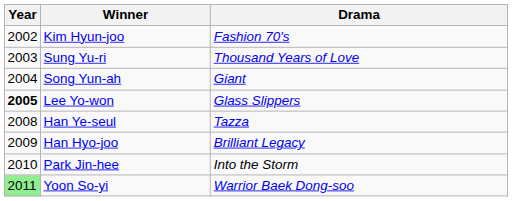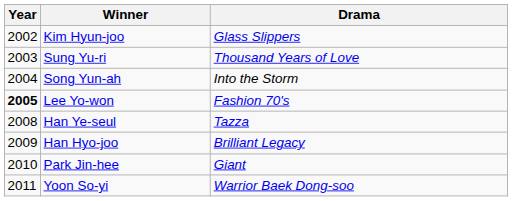(252, 36) Fashion 70's -> (257, 36) Glass Slippers
(230, 79) Giant -> (256, 79) Into the Storm
(257, 100) Glass Slippers -> (252, 100) Fashion 70's
(256, 164) Into the Storm -> (230, 164) Giant
(22, 185) lightgreen background -> (22, 185) no background
